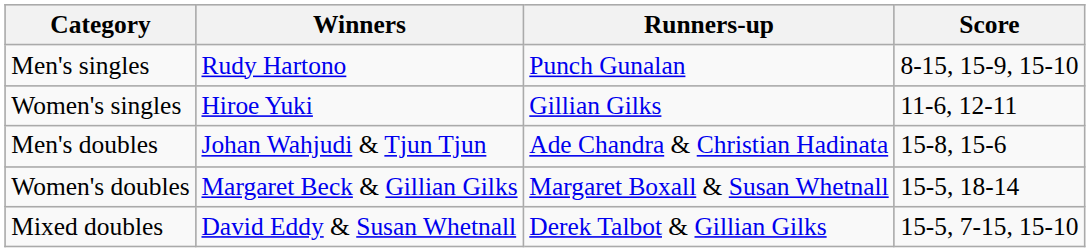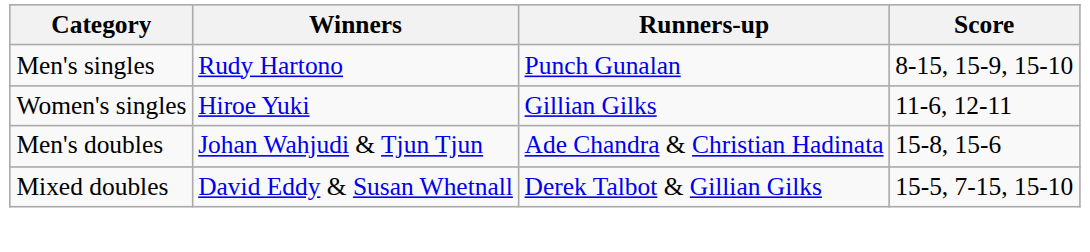- row: (101, 186)
